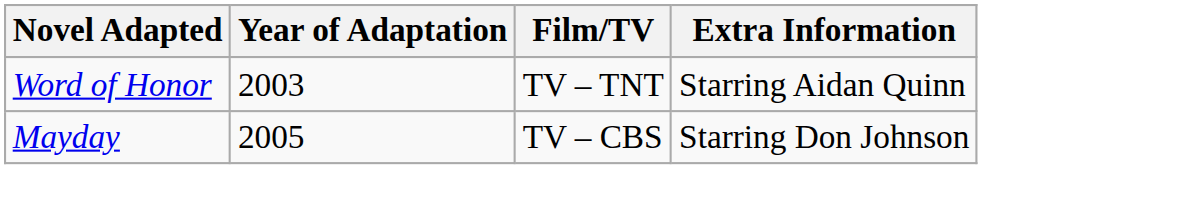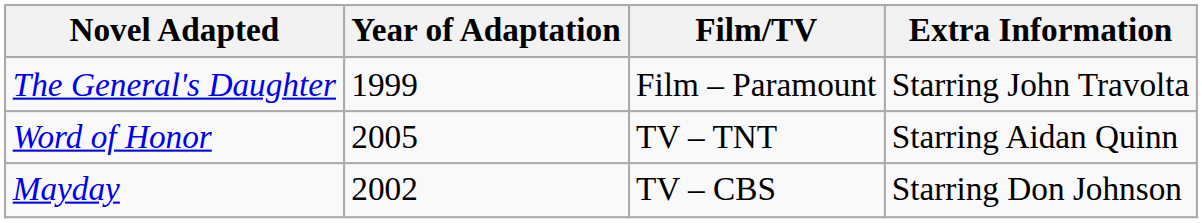+ row: (174, 83)
(271, 83) 2003 -> (385, 136) 2005
(271, 136) 2005 -> (385, 189) 2002
